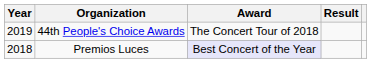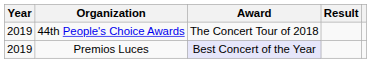(20, 49) 2018 -> (20, 49) 2019
